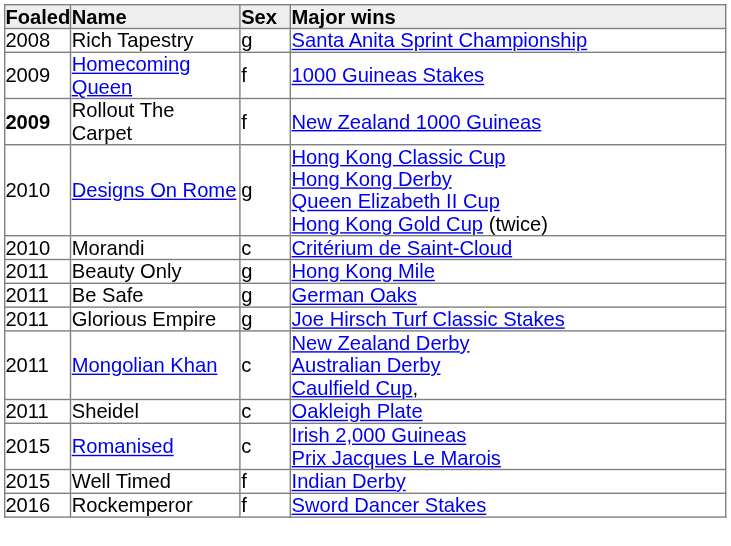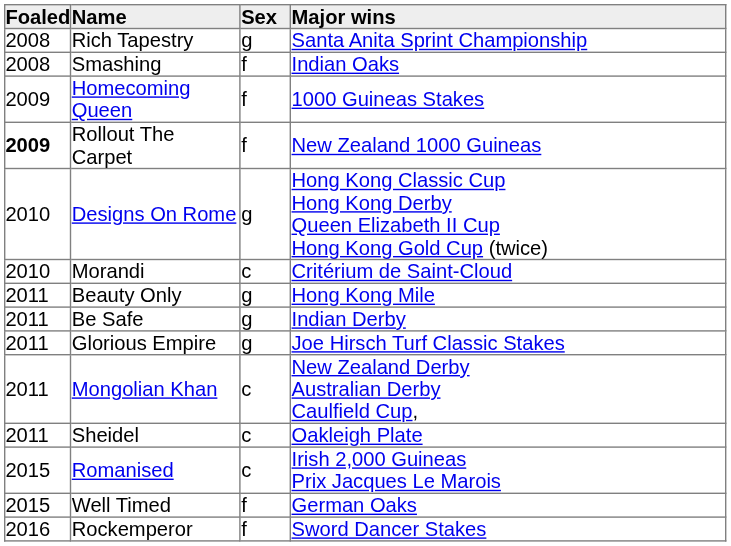+ row: (117, 64)
(354, 295) German Oaks -> (349, 319) Indian Derby
(349, 481) Indian Derby -> (354, 505) German Oaks
